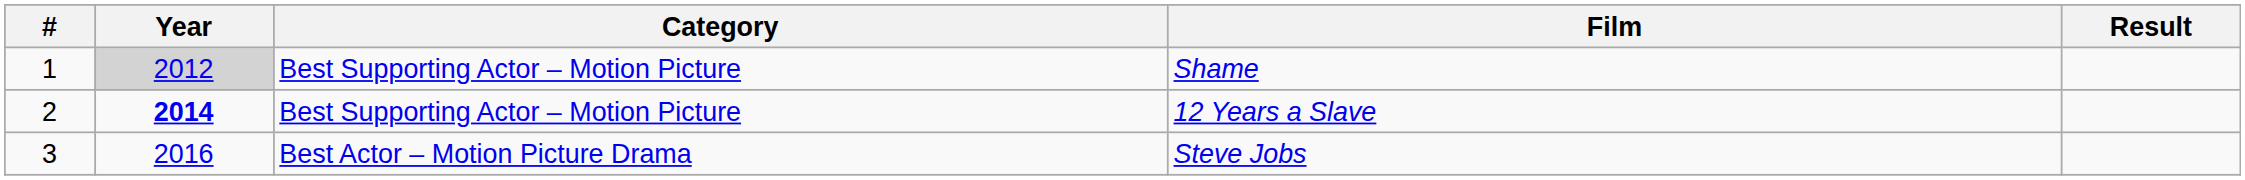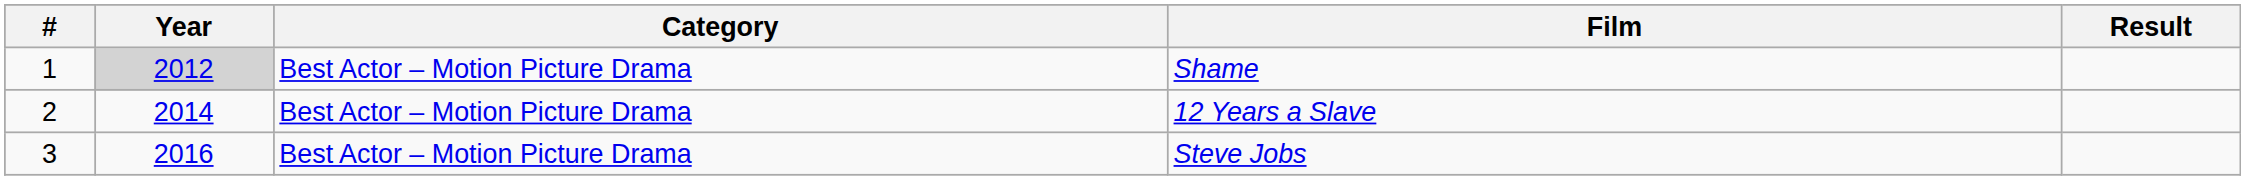(510, 69) Best Supporting Actor – Motion Picture -> (486, 69) Best Actor – Motion Picture Drama
(184, 112) bold -> (184, 112) normal
(510, 112) Best Supporting Actor – Motion Picture -> (486, 112) Best Actor – Motion Picture Drama
